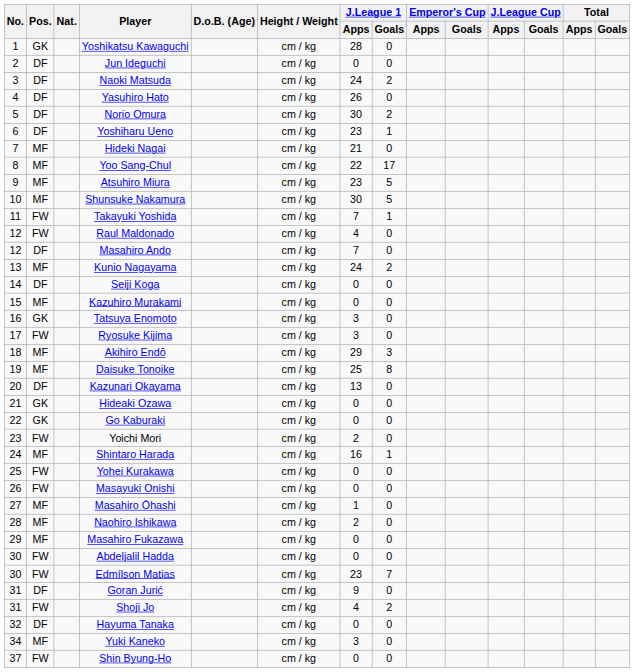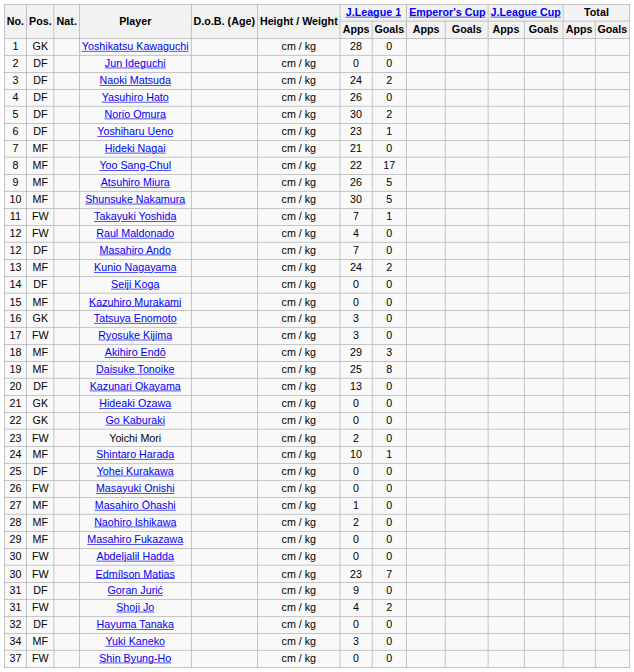(356, 183) 23 -> (356, 183) 26
(356, 455) 16 -> (356, 455) 10
(40, 472) FW -> (40, 472) DF
